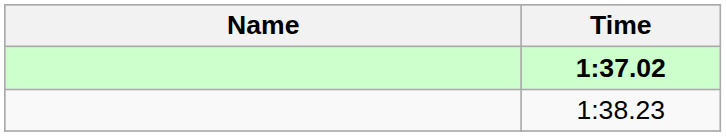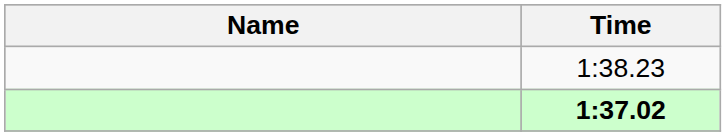rows swapped: (621, 67) <-> (621, 109)
